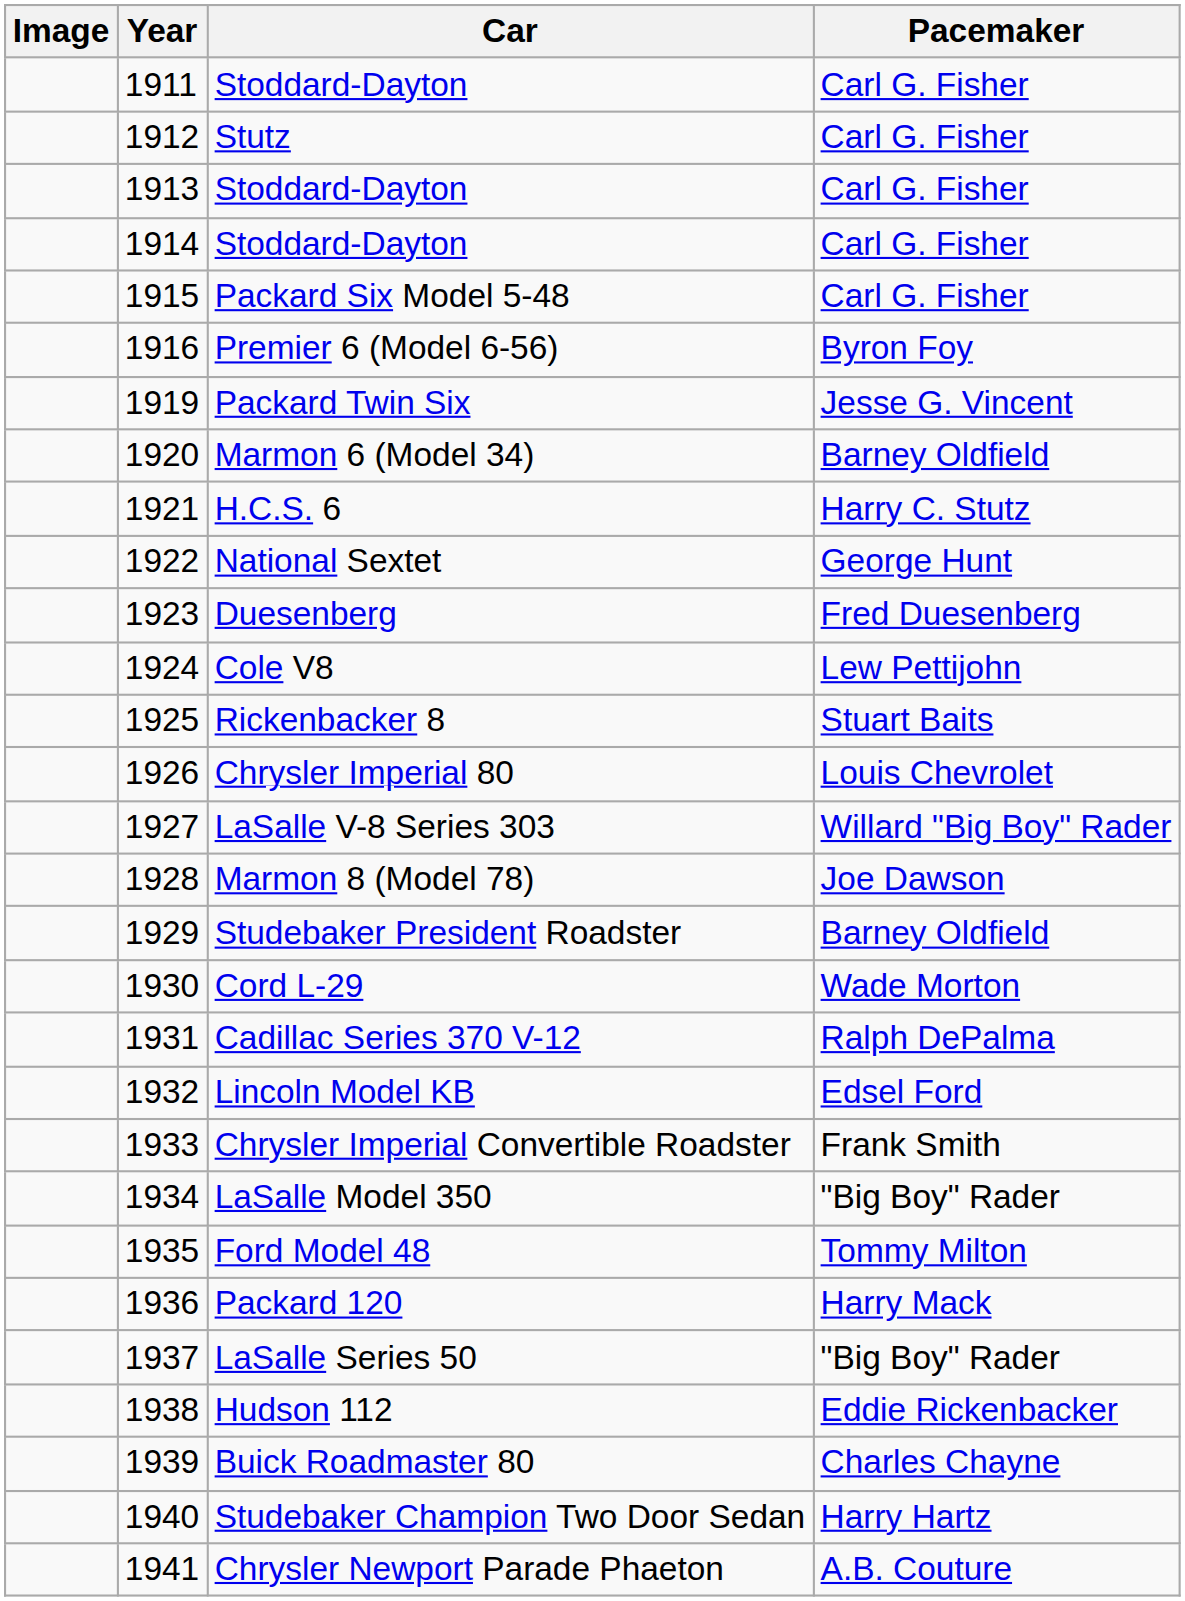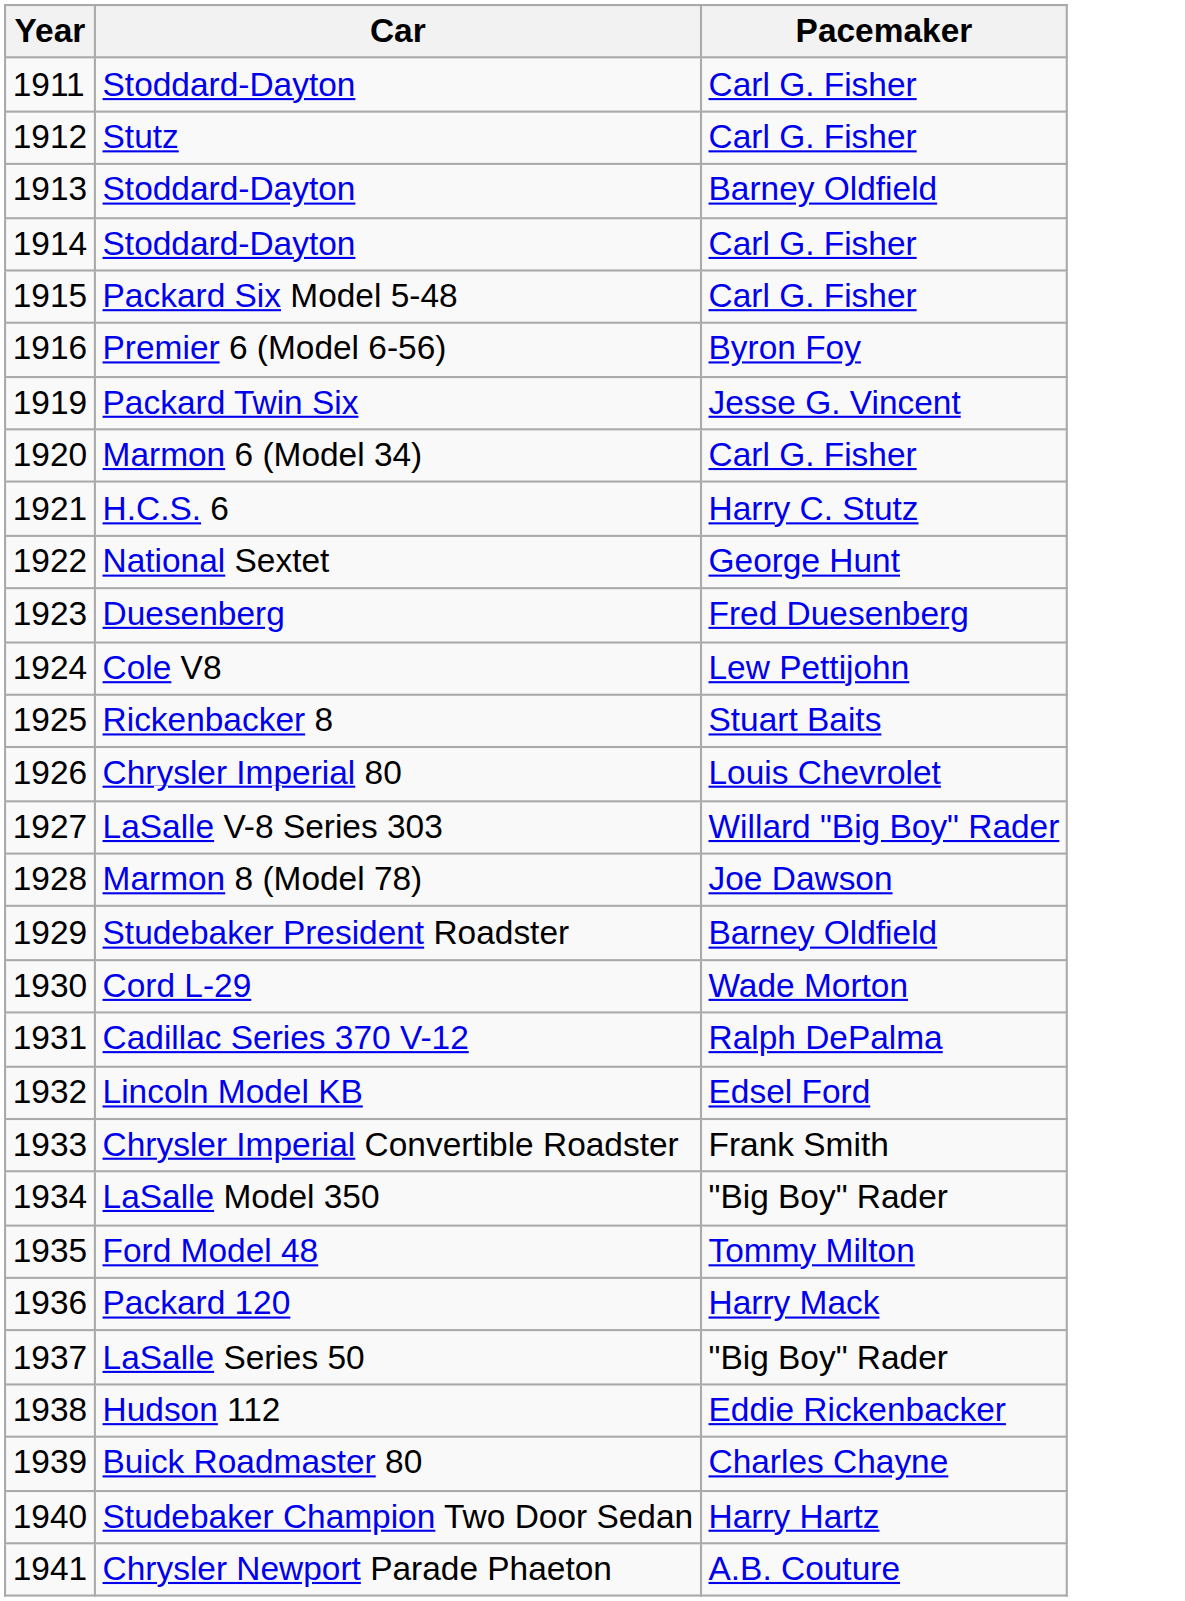- column: (61, 31)
(925, 190) Carl G. Fisher -> (823, 190) Barney Oldfield
(935, 455) Barney Oldfield -> (813, 455) Carl G. Fisher
